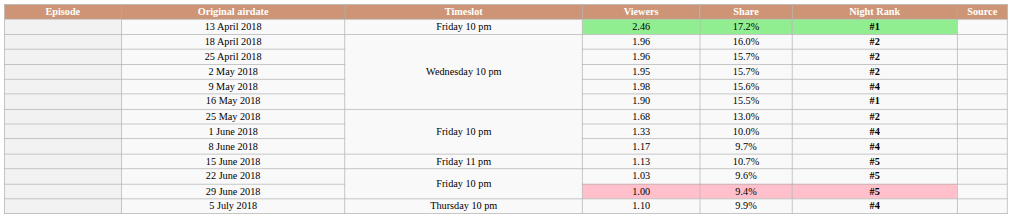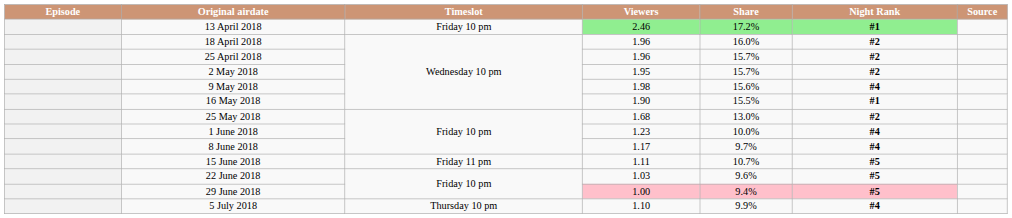(641, 131) 1.33 -> (641, 131) 1.23
(641, 161) 1.13 -> (641, 161) 1.11
